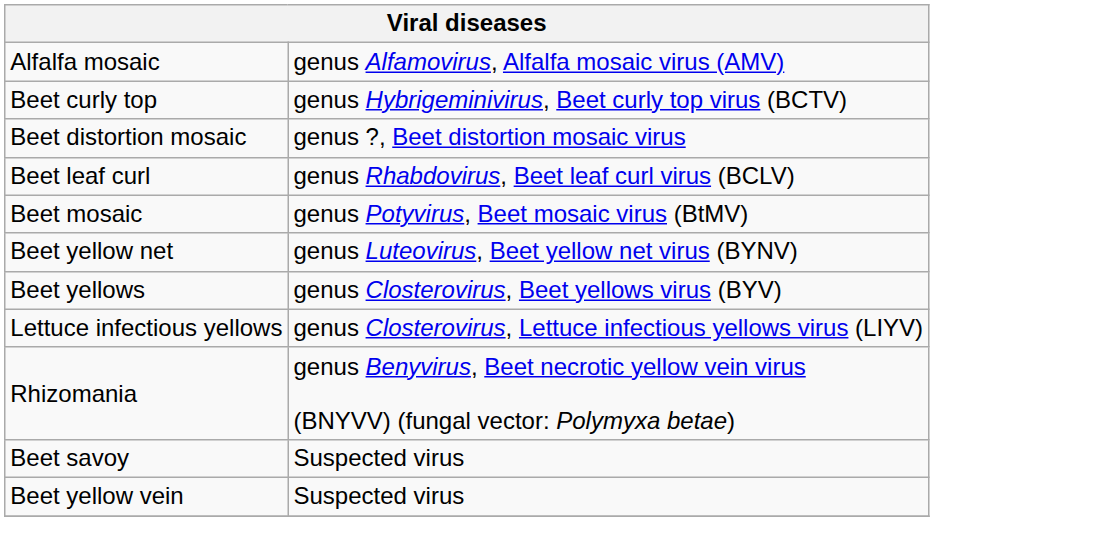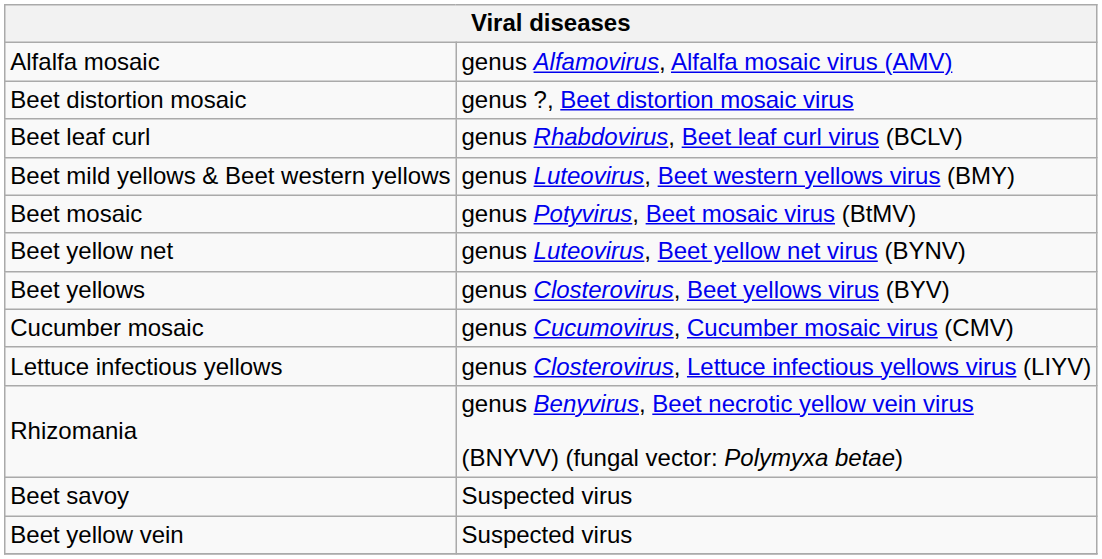- row: (84, 99)
+ row: (230, 175)
+ row: (107, 328)
